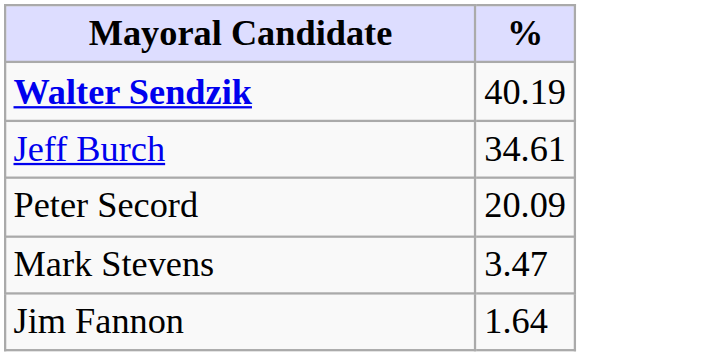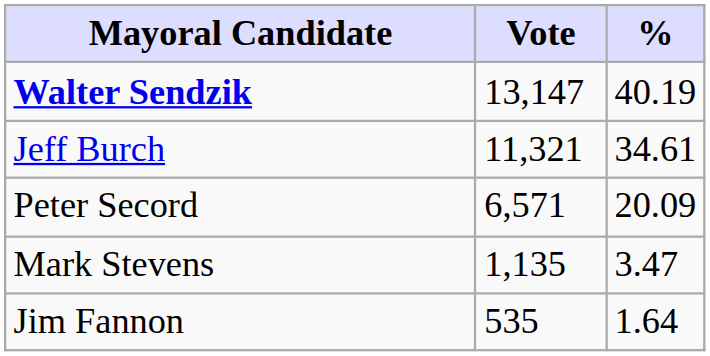+ column: (541, 33)
